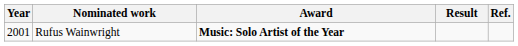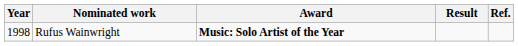(19, 31) 2001 -> (19, 31) 1998
